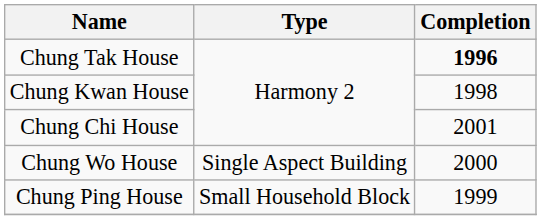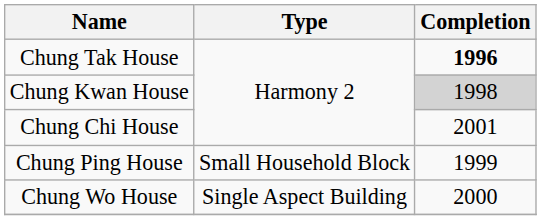(475, 92) no background -> (475, 92) lightgrey background
rows swapped: (99, 197) <-> (99, 162)
